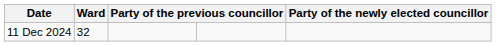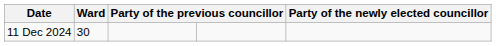(83, 31) 32 -> (83, 31) 30
